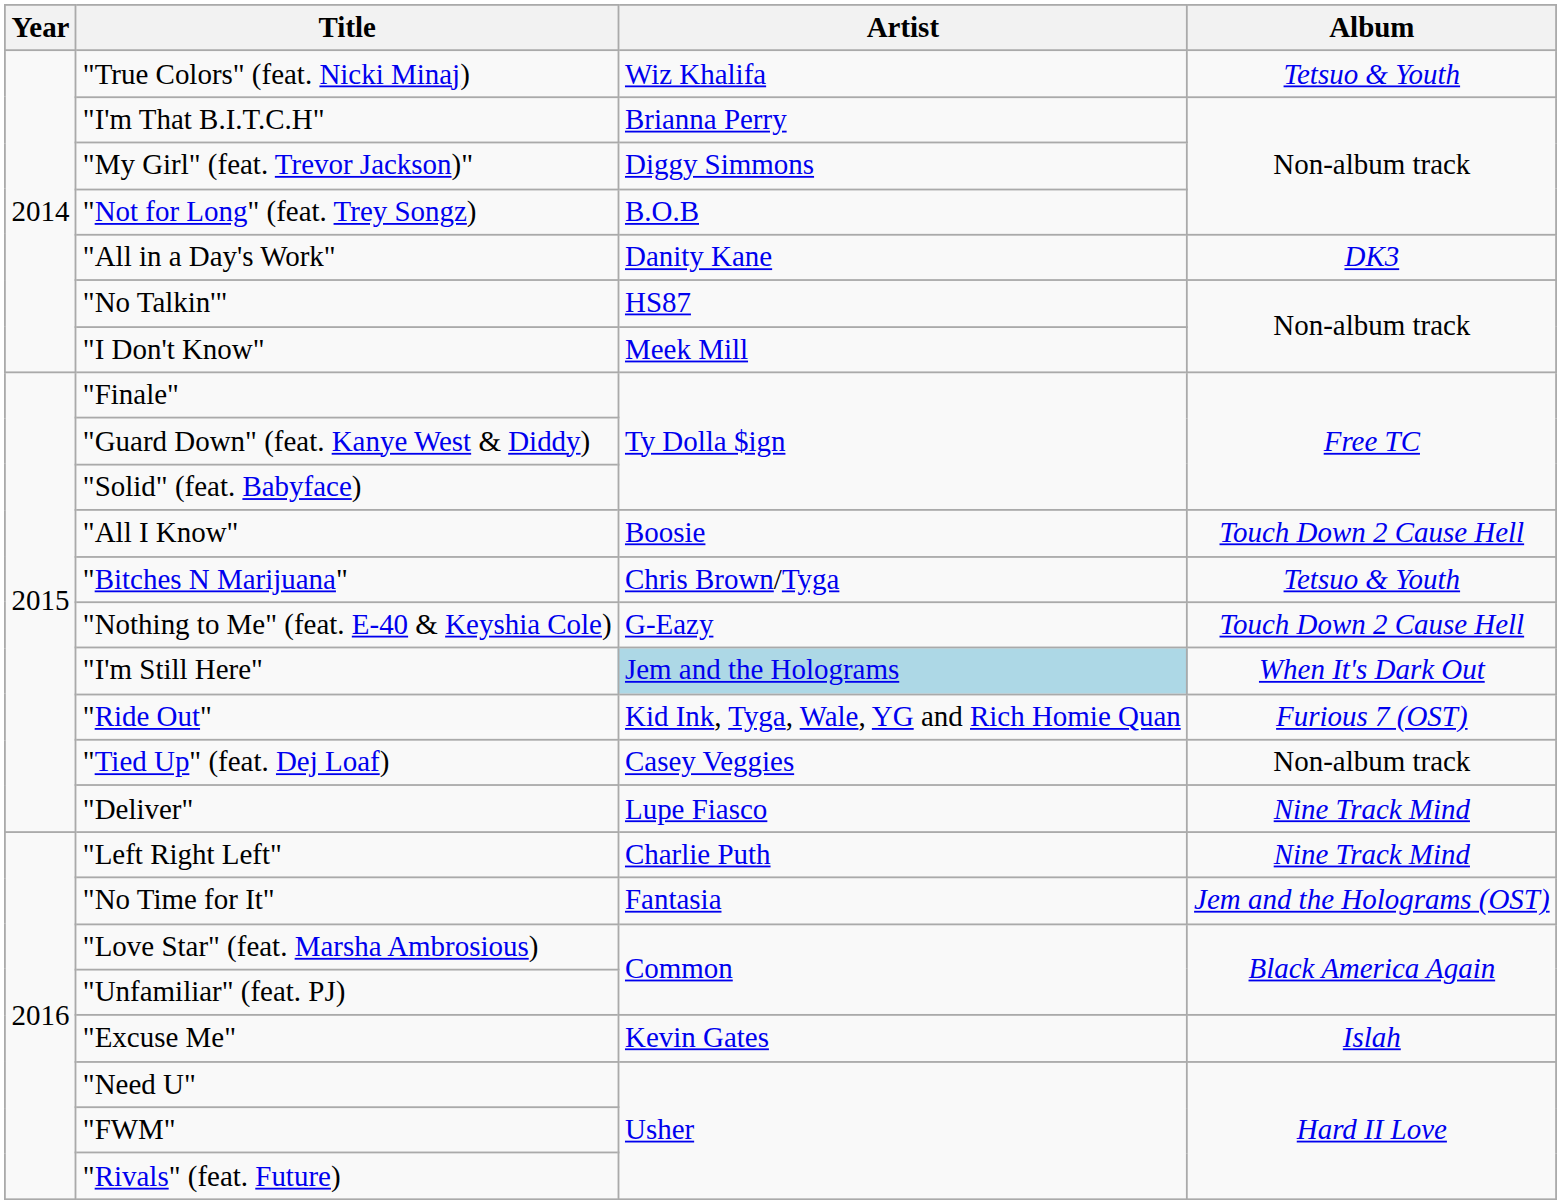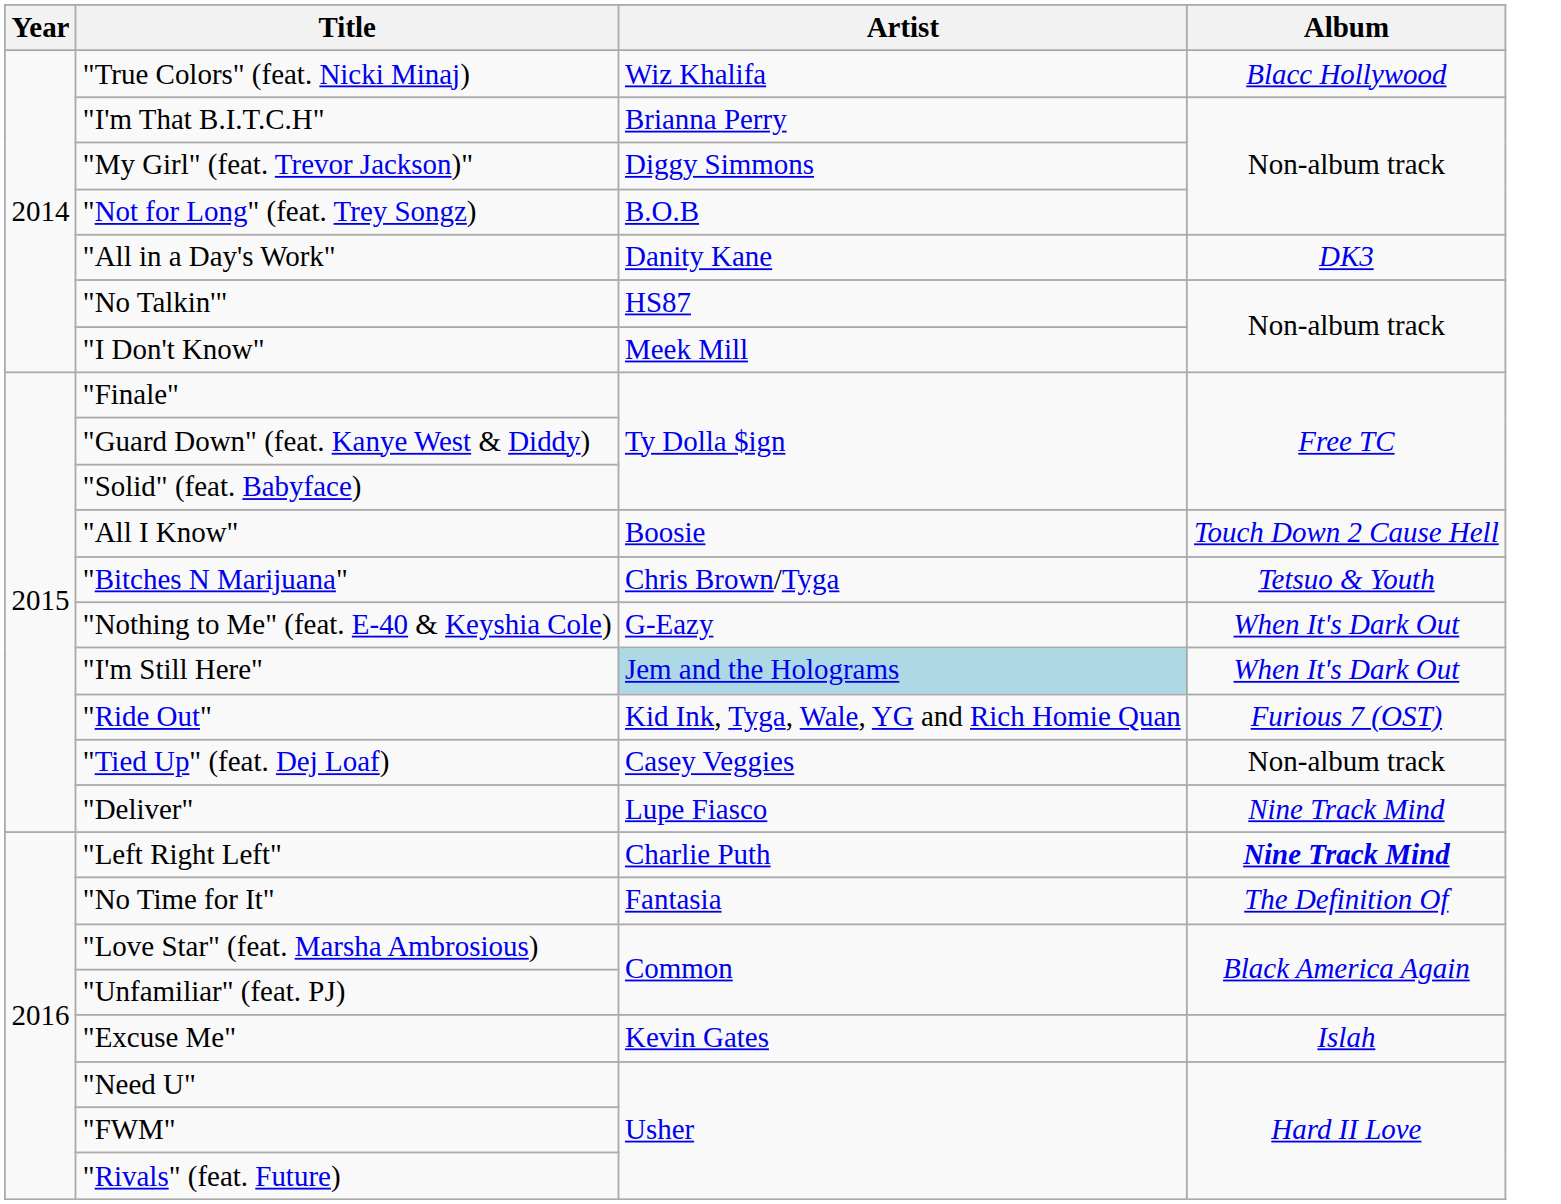(1372, 73) Tetsuo & Youth -> (1346, 73) Blacc Hollywood
(1372, 624) Touch Down 2 Cause Hell -> (1346, 624) When It's Dark Out
(1372, 854) normal -> (1346, 854) bold
(1372, 900) Jem and the Holograms (OST) -> (1346, 900) The Definition Of
